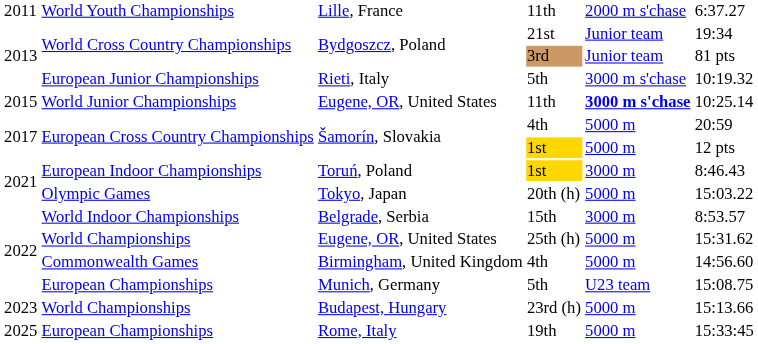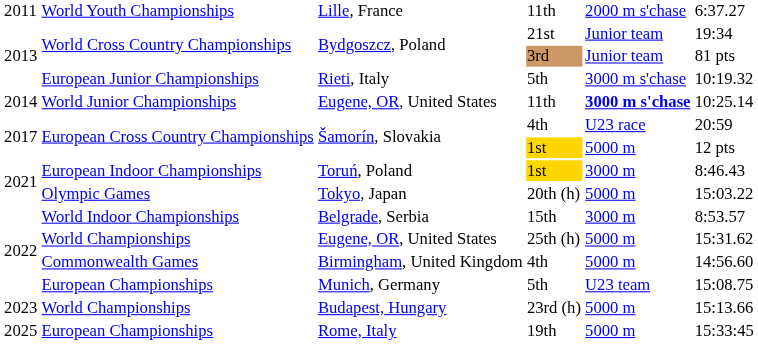(21, 101) 2015 -> (21, 101) 2014
(610, 124) 5000 m -> (615, 124) U23 race
